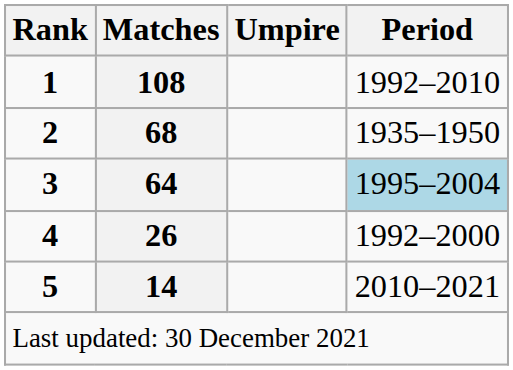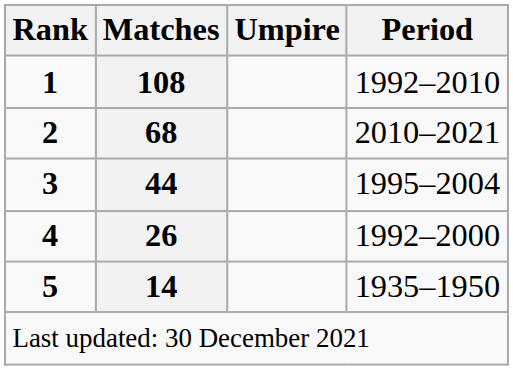(427, 132) 1935–1950 -> (427, 132) 2010–2021
(161, 183) 64 -> (161, 183) 44
(427, 183) lightblue background -> (427, 183) no background
(427, 286) 2010–2021 -> (427, 286) 1935–1950
